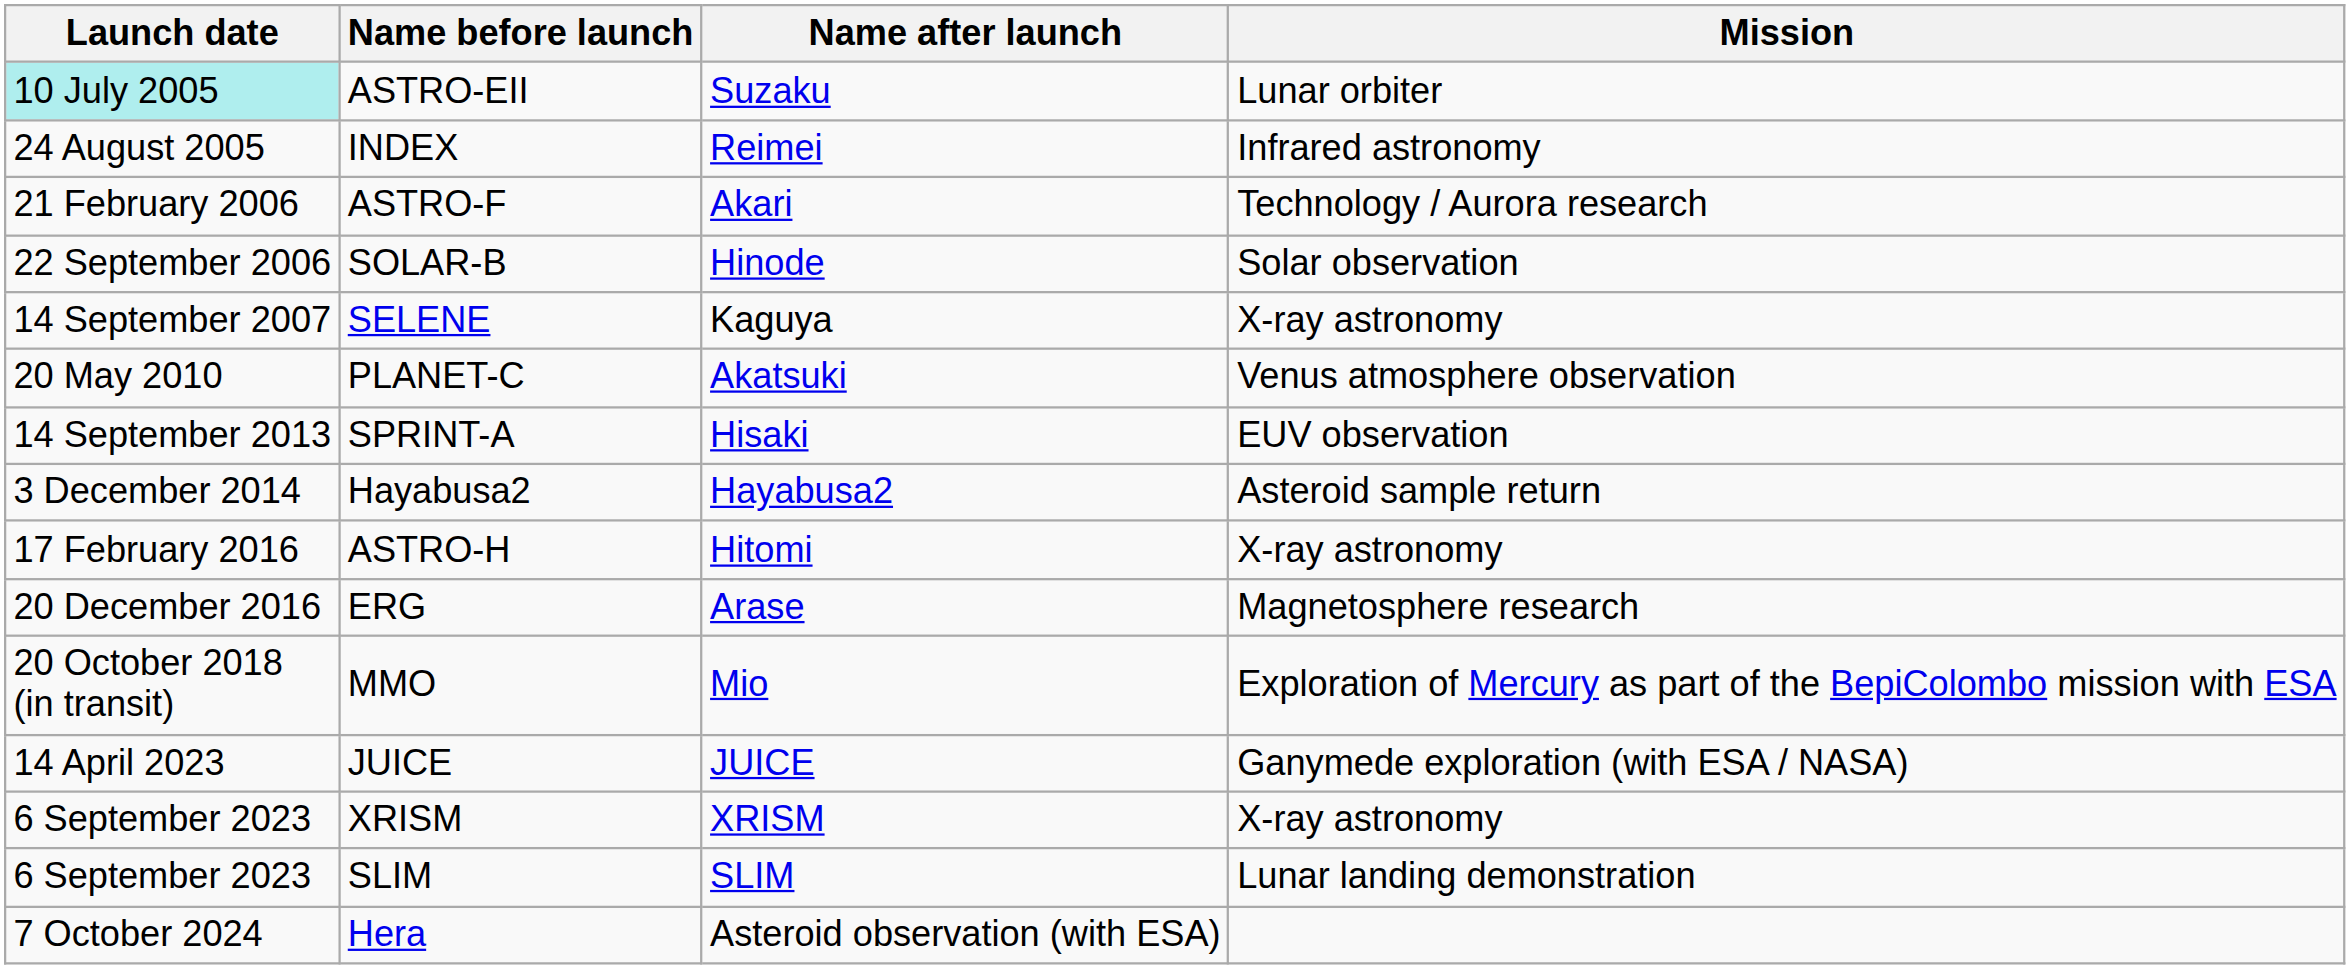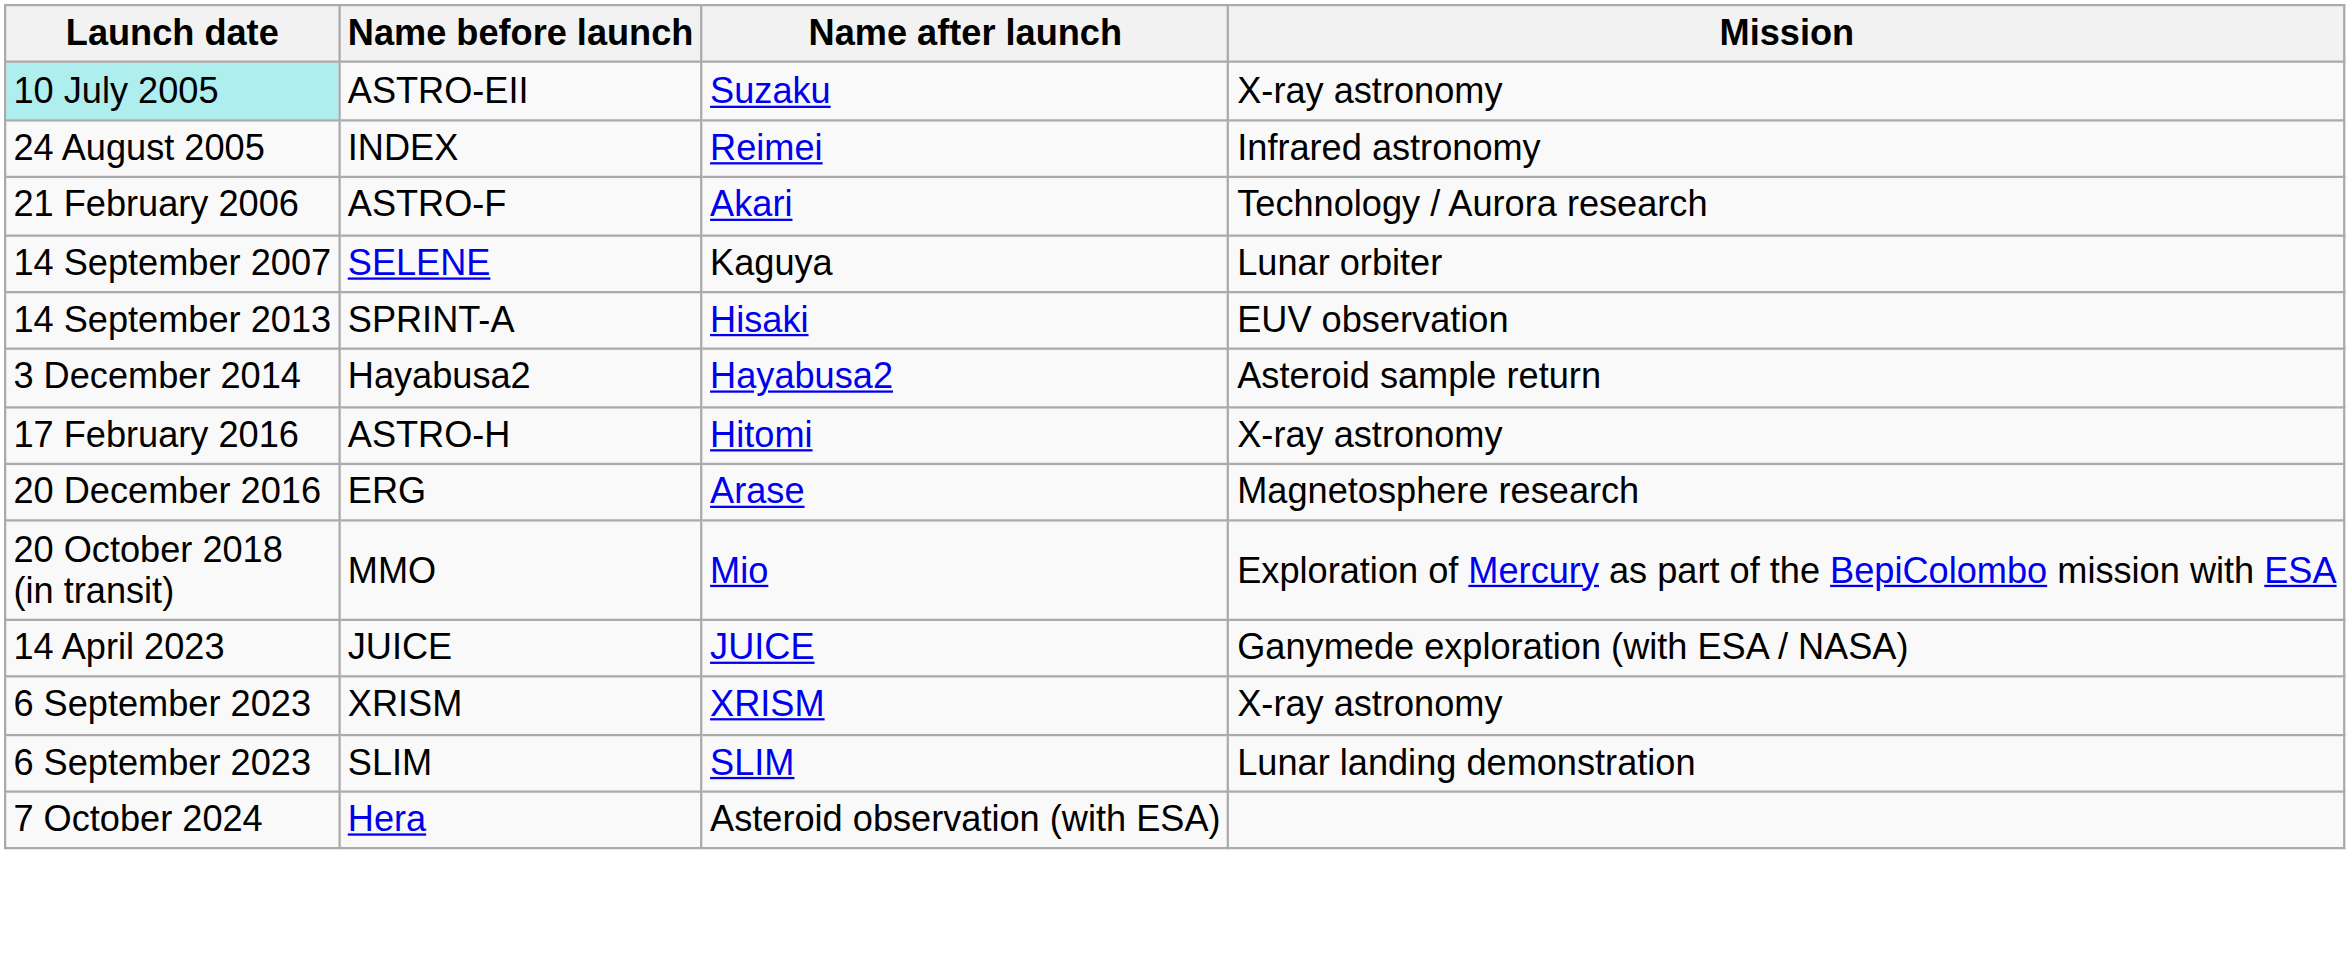(1340, 90) Lunar orbiter -> (1370, 90) X-ray astronomy
- row: (427, 262)
(1370, 319) X-ray astronomy -> (1340, 262) Lunar orbiter
- row: (436, 377)
